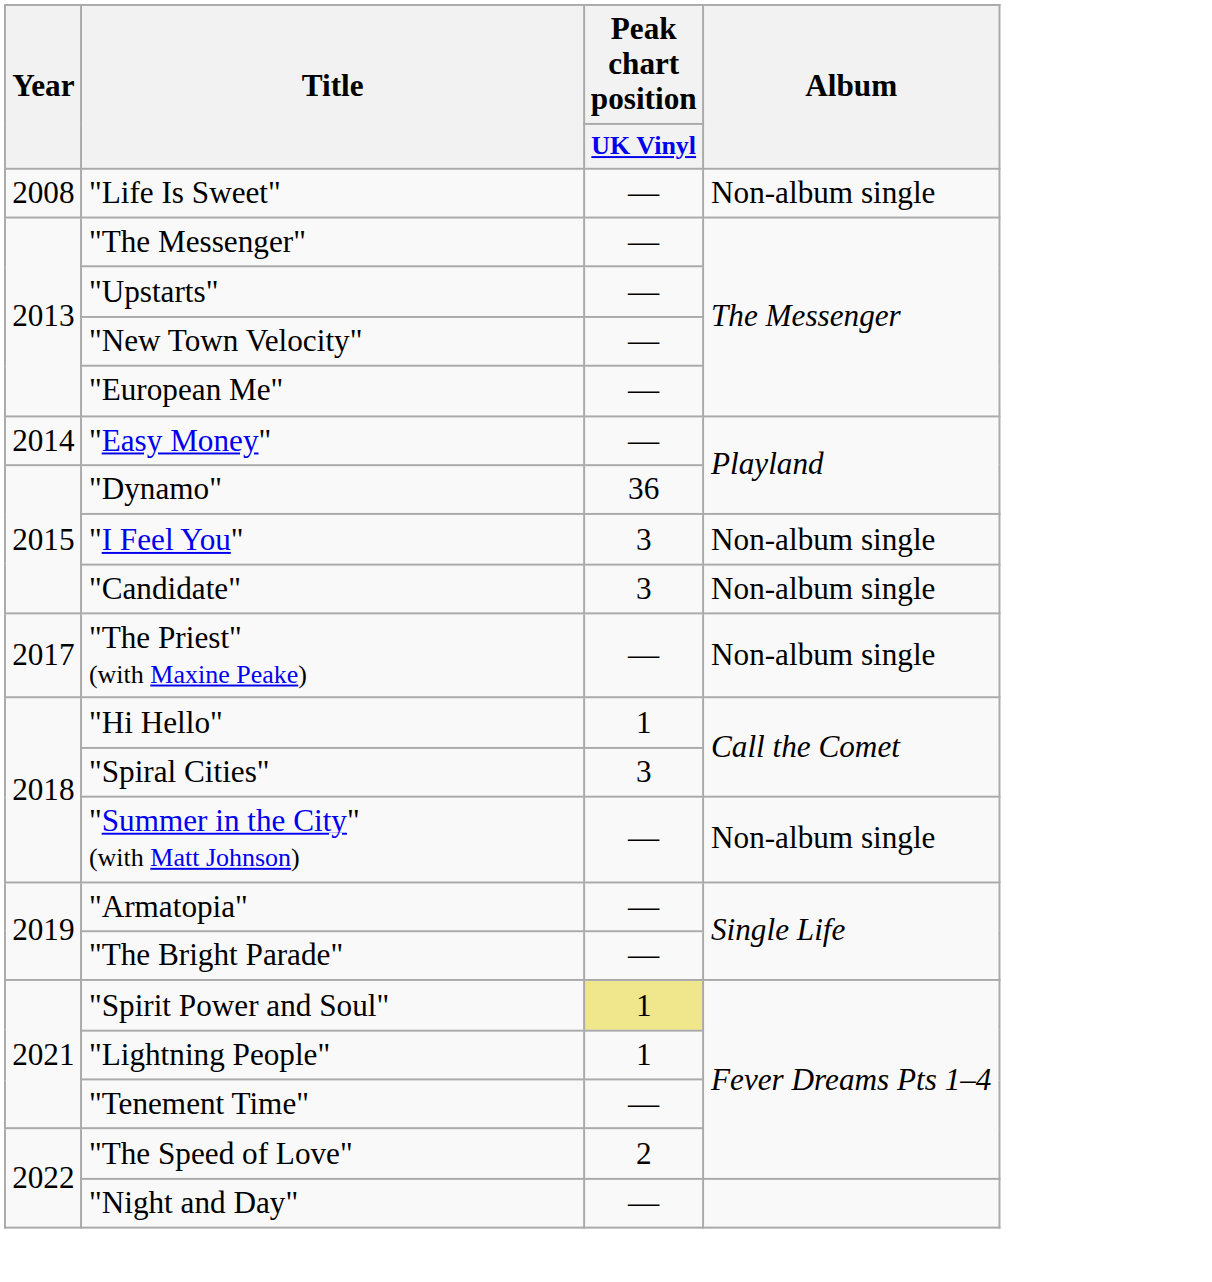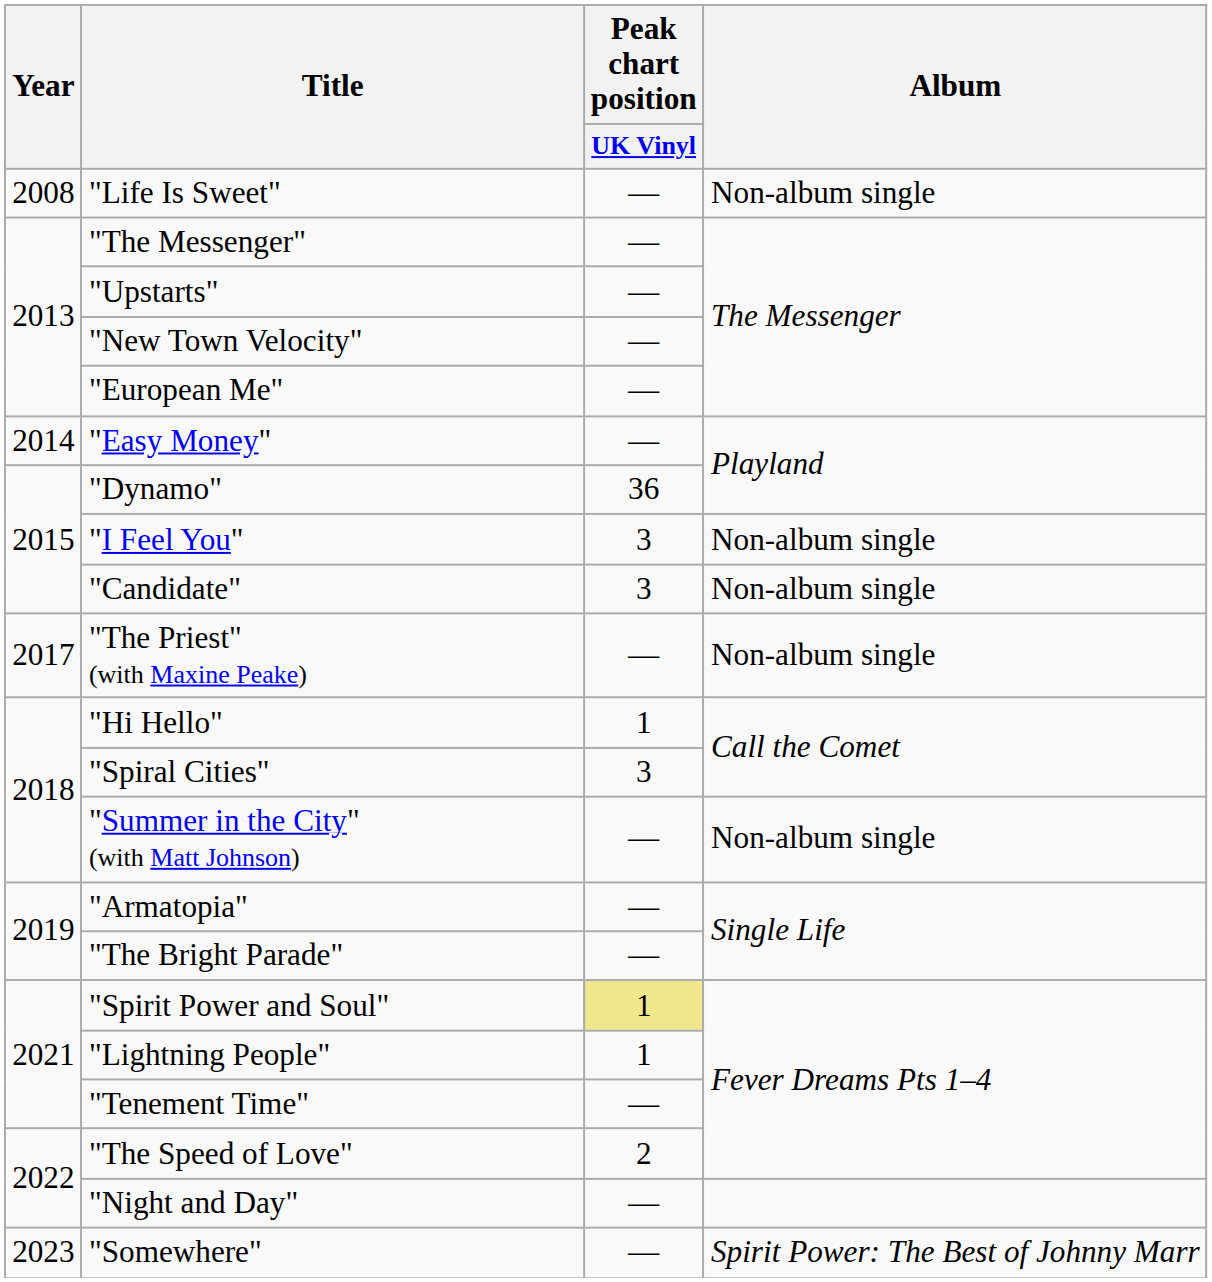+ row: (175, 1252)
